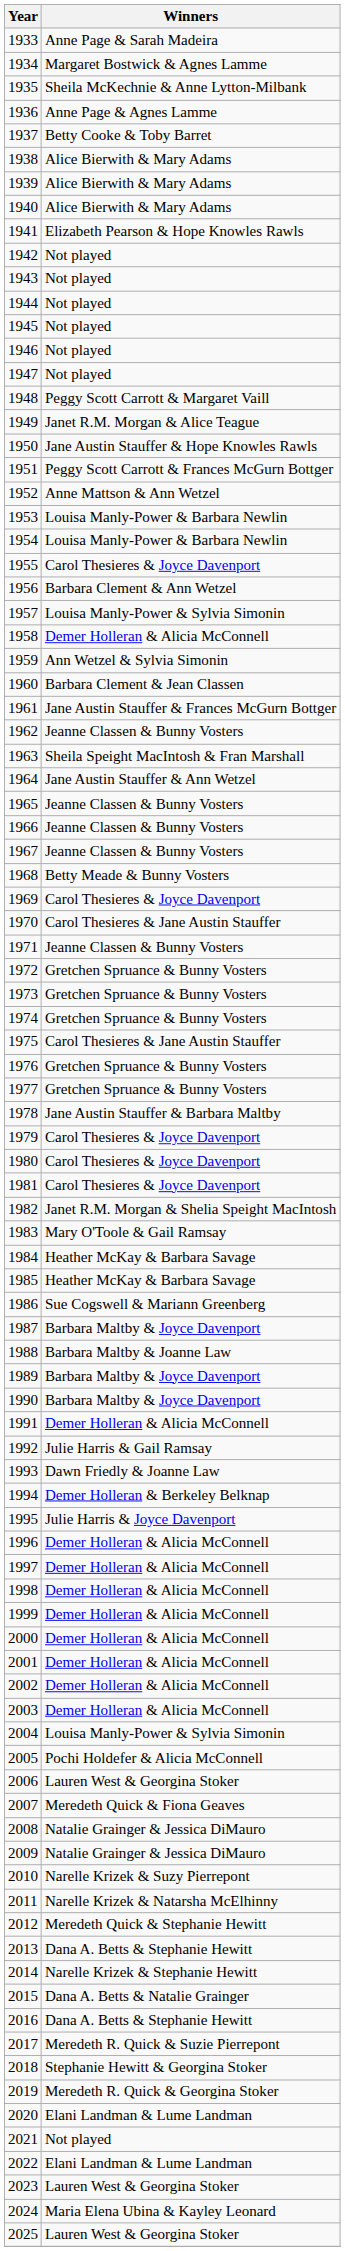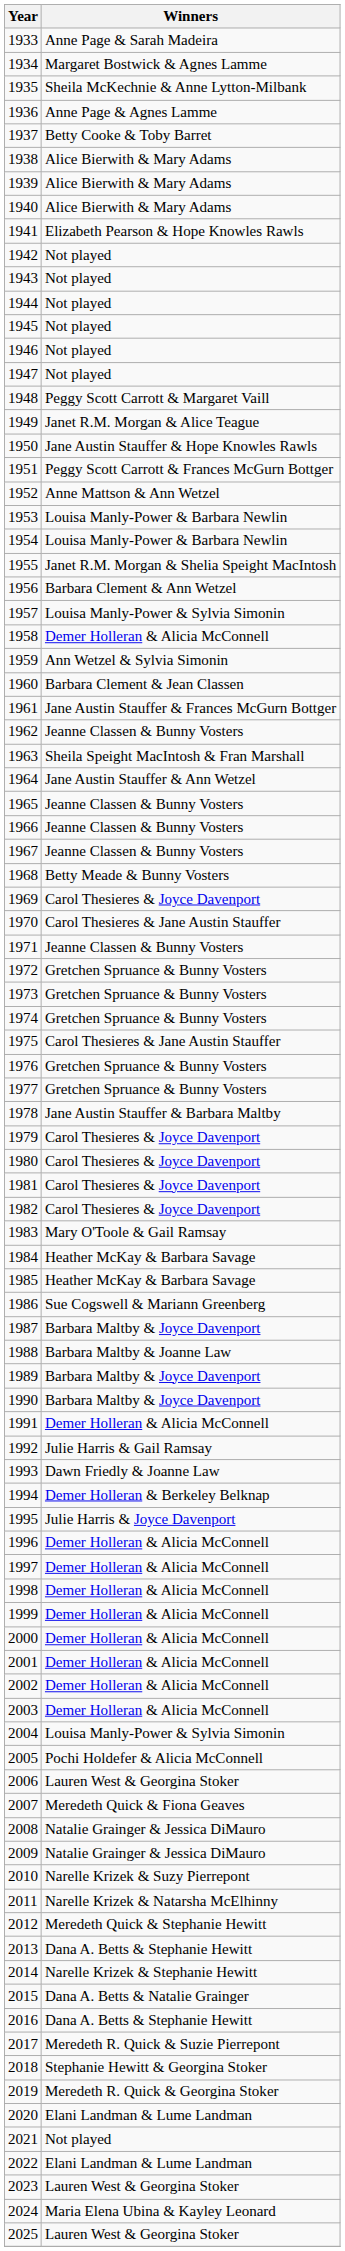(153, 565) Carol Thesieres & Joyce Davenport -> (191, 565) Janet R.M. Morgan & Shelia Speight MacIntosh
(191, 1209) Janet R.M. Morgan & Shelia Speight MacIntosh -> (153, 1209) Carol Thesieres & Joyce Davenport
